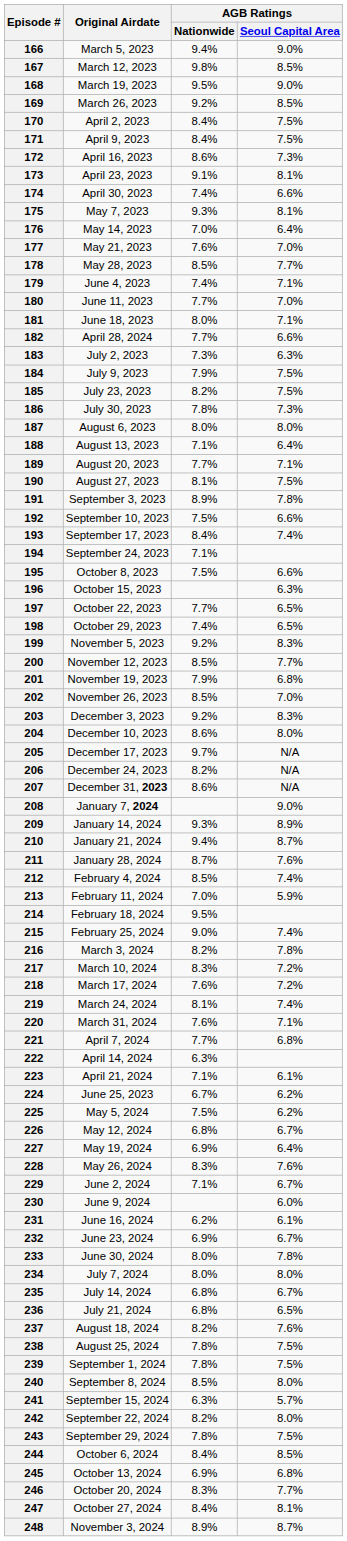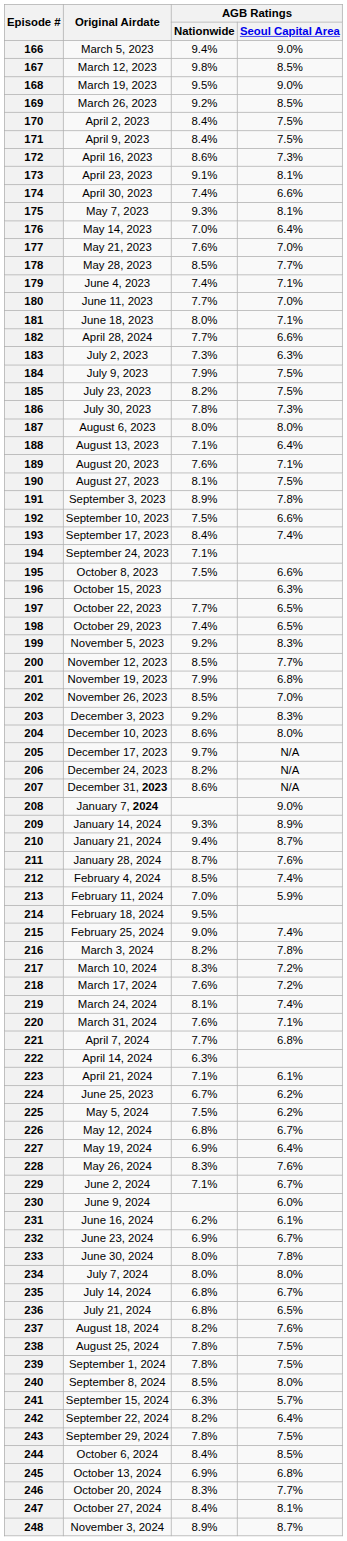(204, 463) 7.7% -> (204, 463) 7.6%
(290, 1418) 8.0% -> (290, 1418) 6.4%
